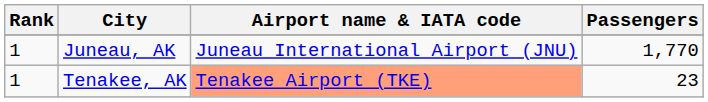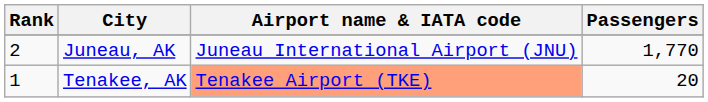(15, 50) 1 -> (15, 50) 2
(688, 81) 23 -> (688, 81) 20
